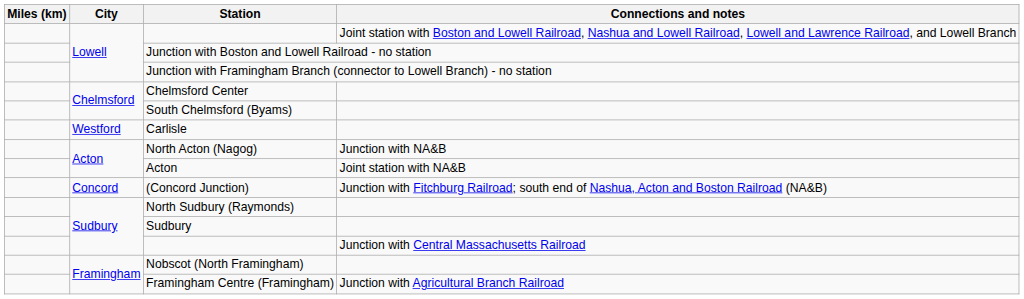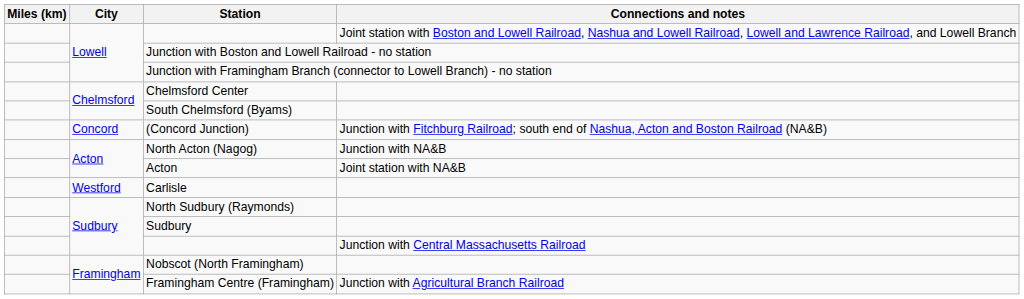rows swapped: (166, 129) <-> (197, 187)
